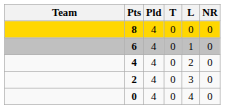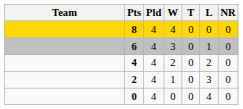+ column: (173, 12)
